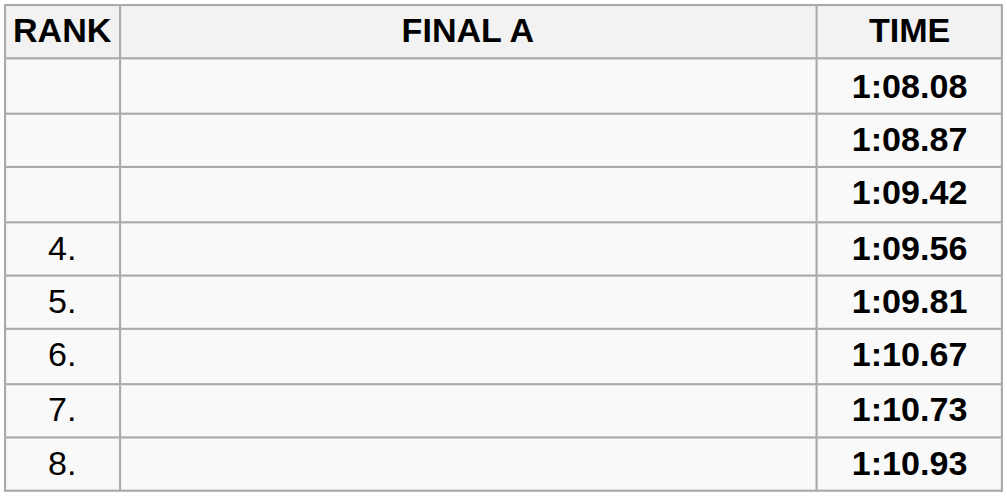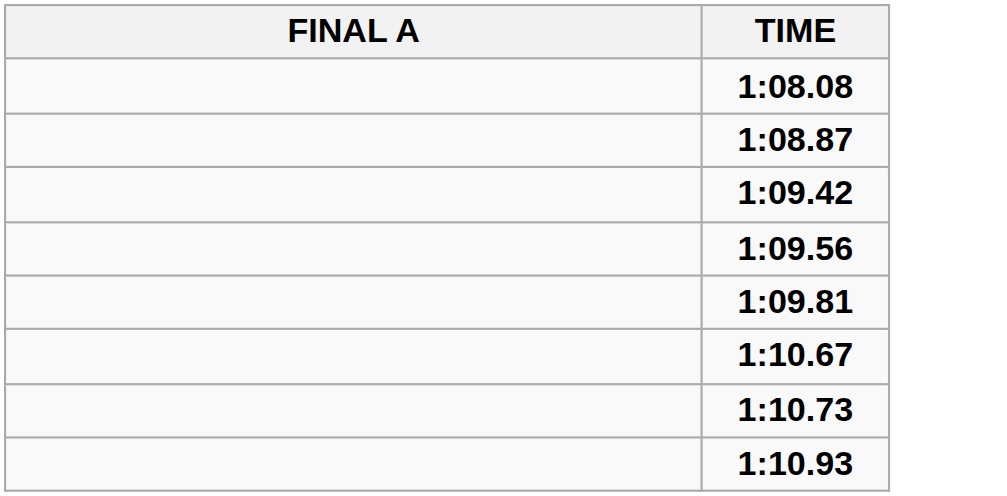- column: (62, 31)
